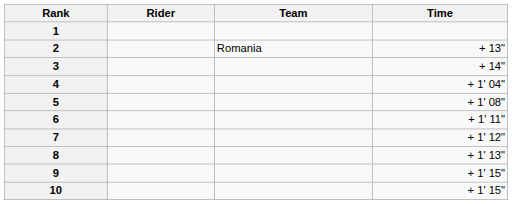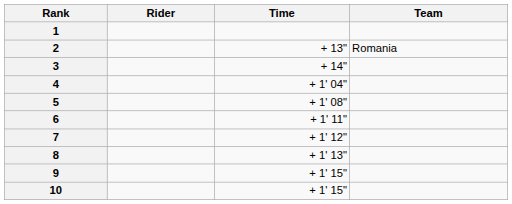columns swapped: (293, 13) <-> (440, 13)
